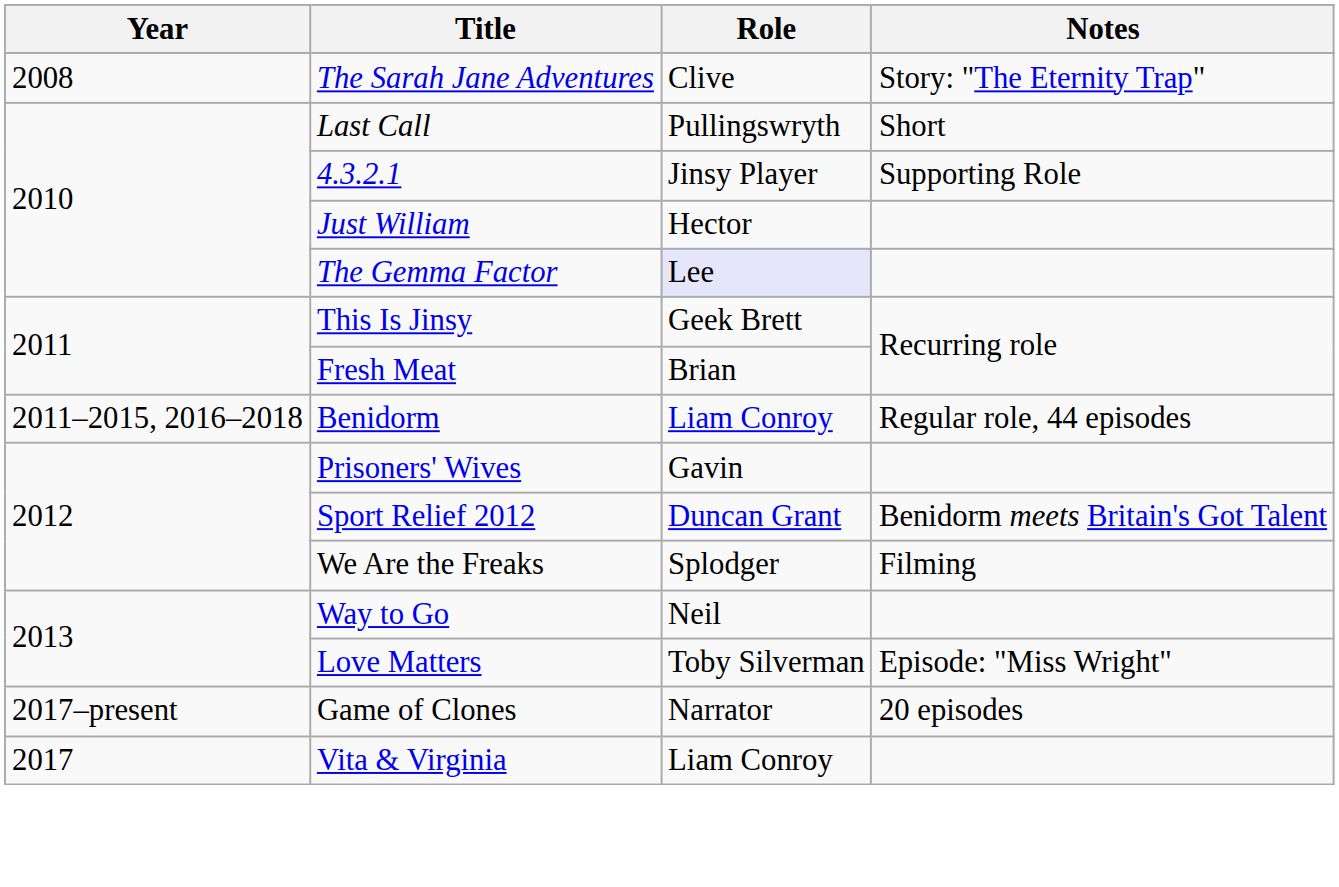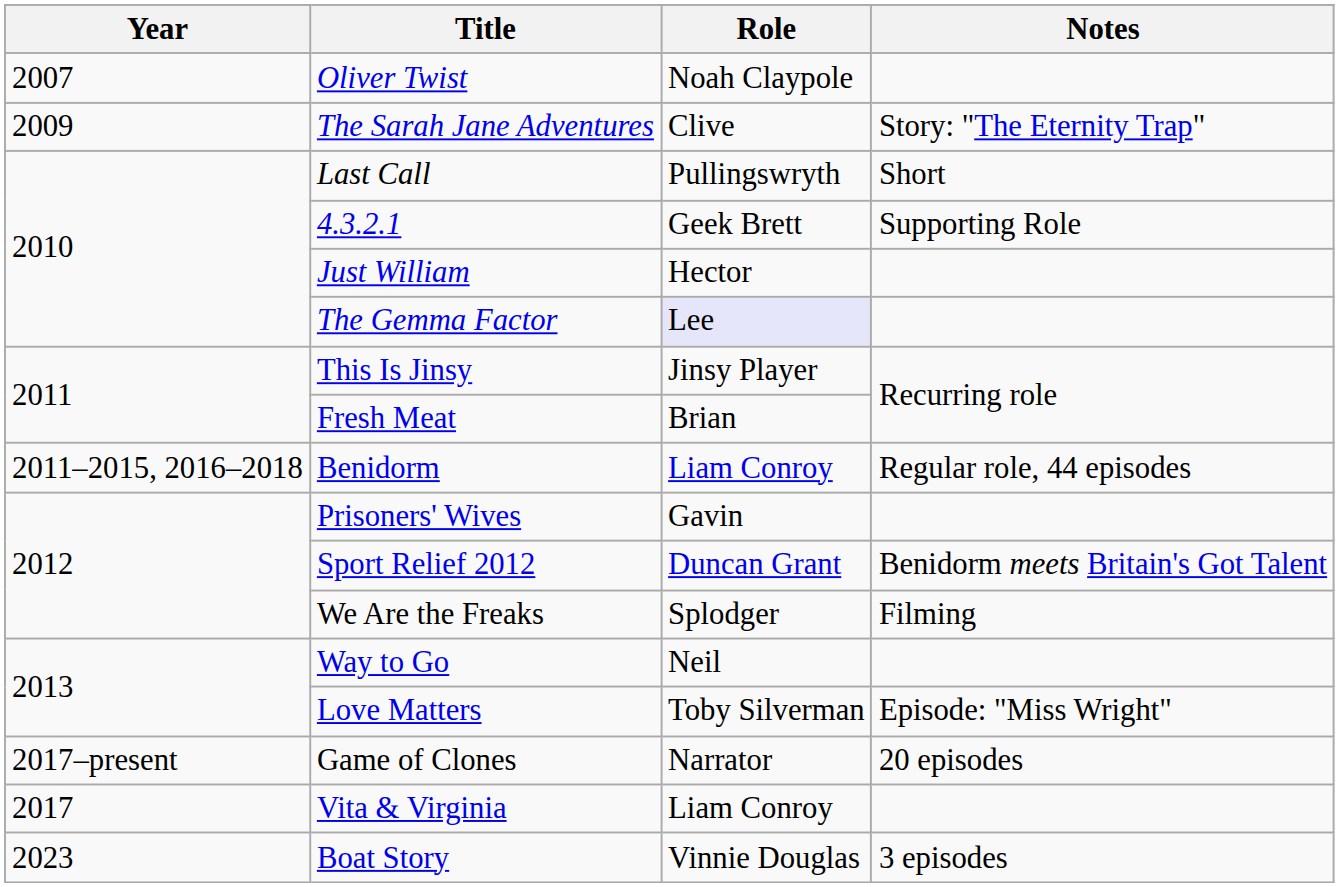+ row: (392, 77)
(43, 77) 2008 -> (43, 126) 2009
(743, 175) Jinsy Player -> (735, 223) Geek Brett
(735, 321) Geek Brett -> (743, 369) Jinsy Player
+ row: (383, 857)
